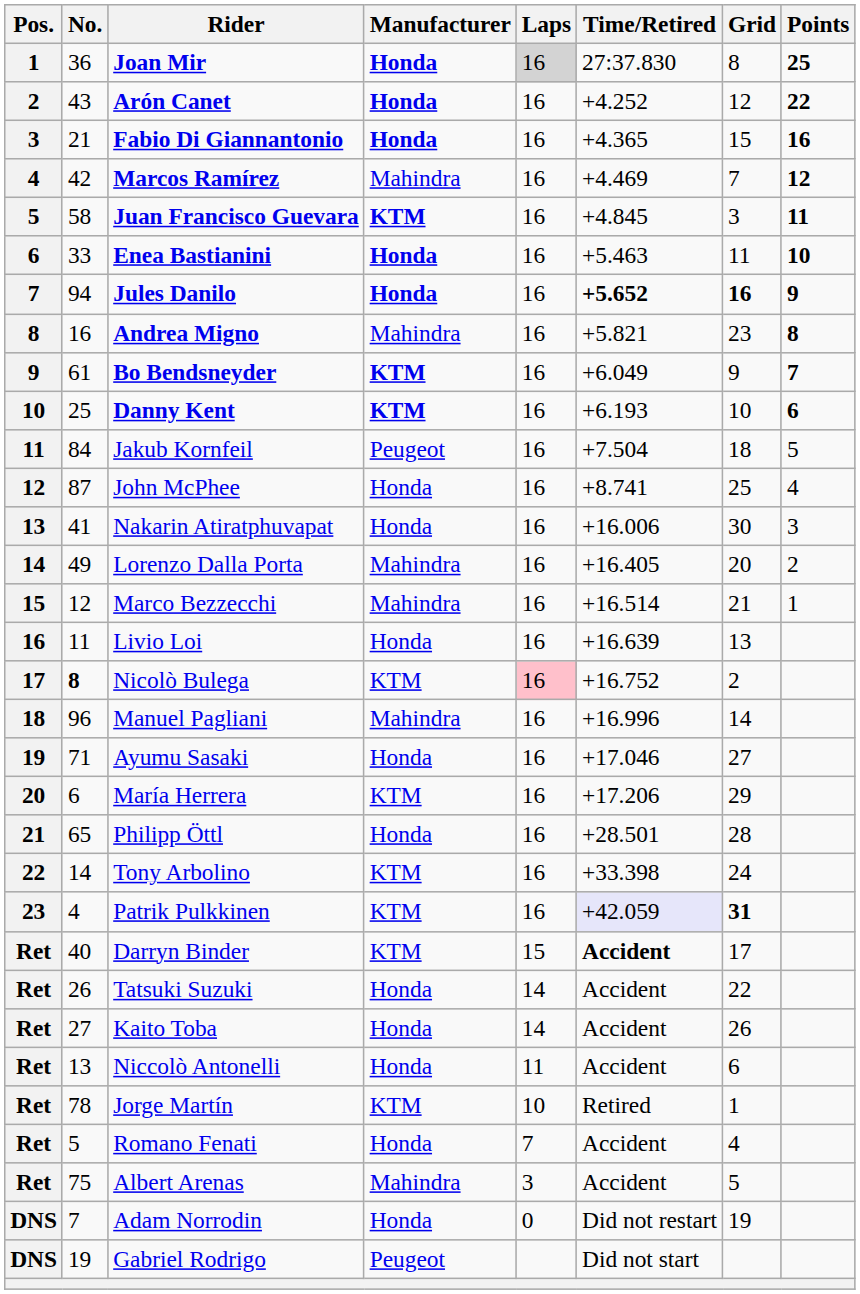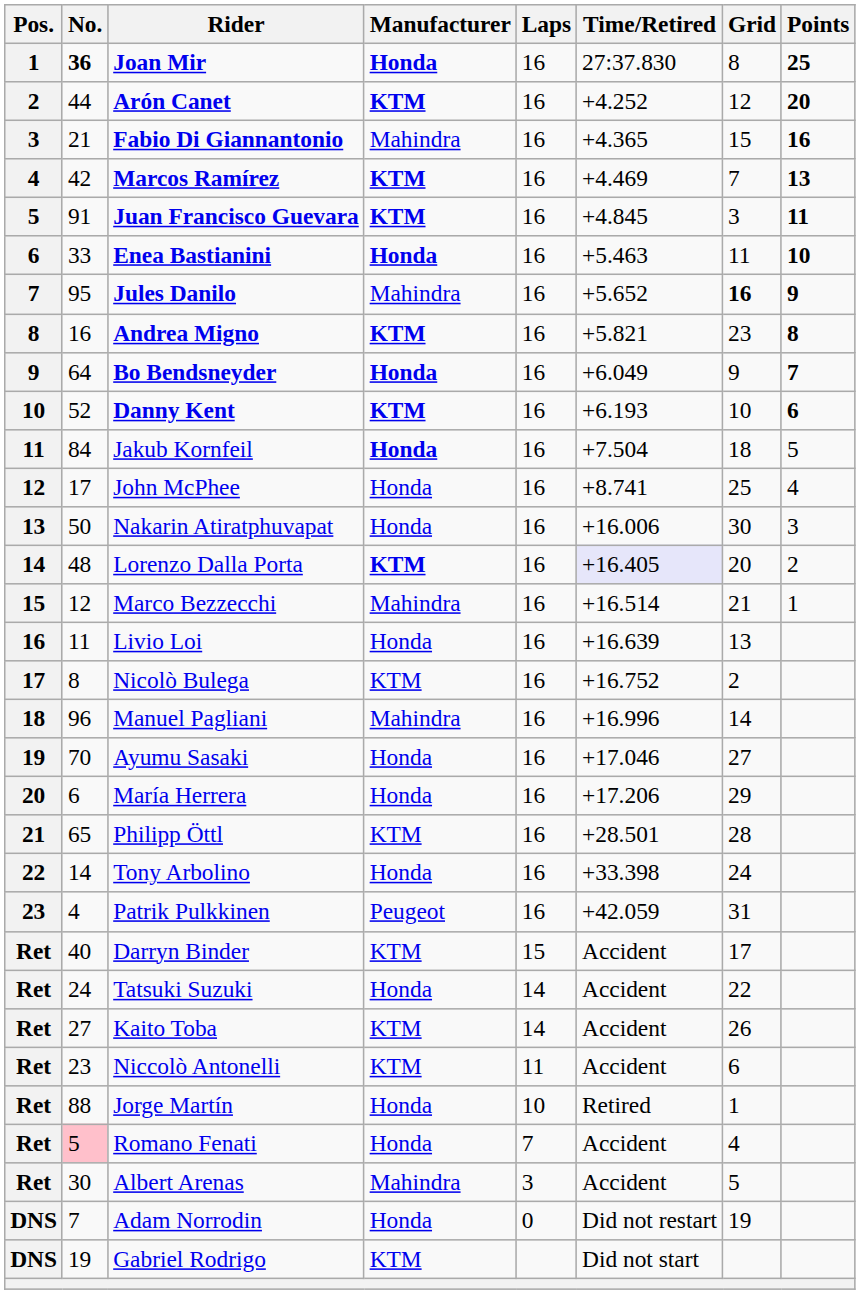(80, 62) normal -> (80, 62) bold
(533, 62) lightgrey background -> (533, 62) no background
(80, 101) 43 -> (80, 101) 44
(403, 101) Honda -> (398, 101) KTM
(799, 101) 22 -> (799, 101) 20
(403, 139) Honda -> (415, 139) Mahindra
(415, 178) Mahindra -> (398, 178) KTM
(799, 178) 12 -> (799, 178) 13
(80, 216) 58 -> (80, 216) 91
(80, 294) 94 -> (80, 294) 95
(403, 294) Honda -> (415, 294) Mahindra
(615, 294) bold -> (615, 294) normal
(415, 332) Mahindra -> (398, 332) KTM
(80, 371) 61 -> (80, 371) 64
(398, 371) KTM -> (403, 371) Honda
(80, 409) 25 -> (80, 409) 52
(407, 448) Peugeot -> (403, 448) Honda
(80, 487) 87 -> (80, 487) 17
(80, 525) 41 -> (80, 525) 50
(80, 564) 49 -> (80, 564) 48
(415, 564) Mahindra -> (398, 564) KTM
(621, 564) no background -> (621, 564) lavender background
(74, 680) bold -> (74, 680) normal
(533, 680) pink background -> (533, 680) no background
(80, 757) 71 -> (80, 757) 70
(396, 795) KTM -> (401, 795) Honda
(401, 834) Honda -> (396, 834) KTM
(396, 873) KTM -> (401, 873) Honda
(396, 911) KTM -> (407, 911) Peugeot
(621, 911) lavender background -> (621, 911) no background
(740, 911) bold -> (740, 911) normal
(626, 950) bold -> (624, 950) normal
(80, 988) 26 -> (80, 988) 24
(401, 1027) Honda -> (396, 1027) KTM
(80, 1066) 13 -> (80, 1066) 23
(401, 1066) Honda -> (396, 1066) KTM
(80, 1104) 78 -> (80, 1104) 88
(396, 1104) KTM -> (401, 1104) Honda
(74, 1143) no background -> (74, 1143) pink background
(80, 1181) 75 -> (80, 1181) 30
(407, 1259) Peugeot -> (396, 1259) KTM
